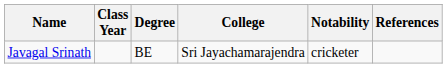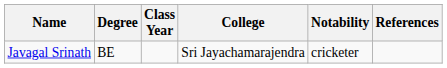columns swapped: (113, 22) <-> (155, 22)
